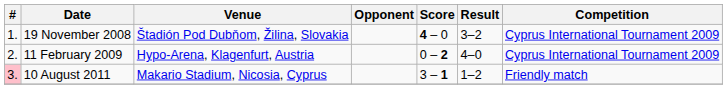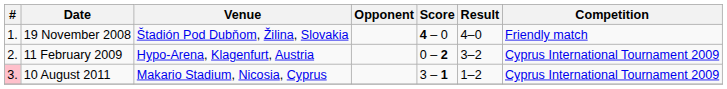(471, 35) 3–2 -> (471, 35) 4–0
(612, 35) Cyprus International Tournament 2009 -> (546, 35) Friendly match
(471, 55) 4–0 -> (471, 55) 3–2
(546, 75) Friendly match -> (612, 75) Cyprus International Tournament 2009
